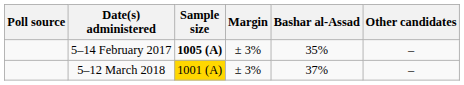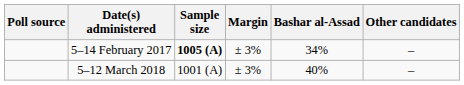(317, 50) 35% -> (317, 50) 34%
(200, 70) gold background -> (200, 70) no background
(317, 70) 37% -> (317, 70) 40%
